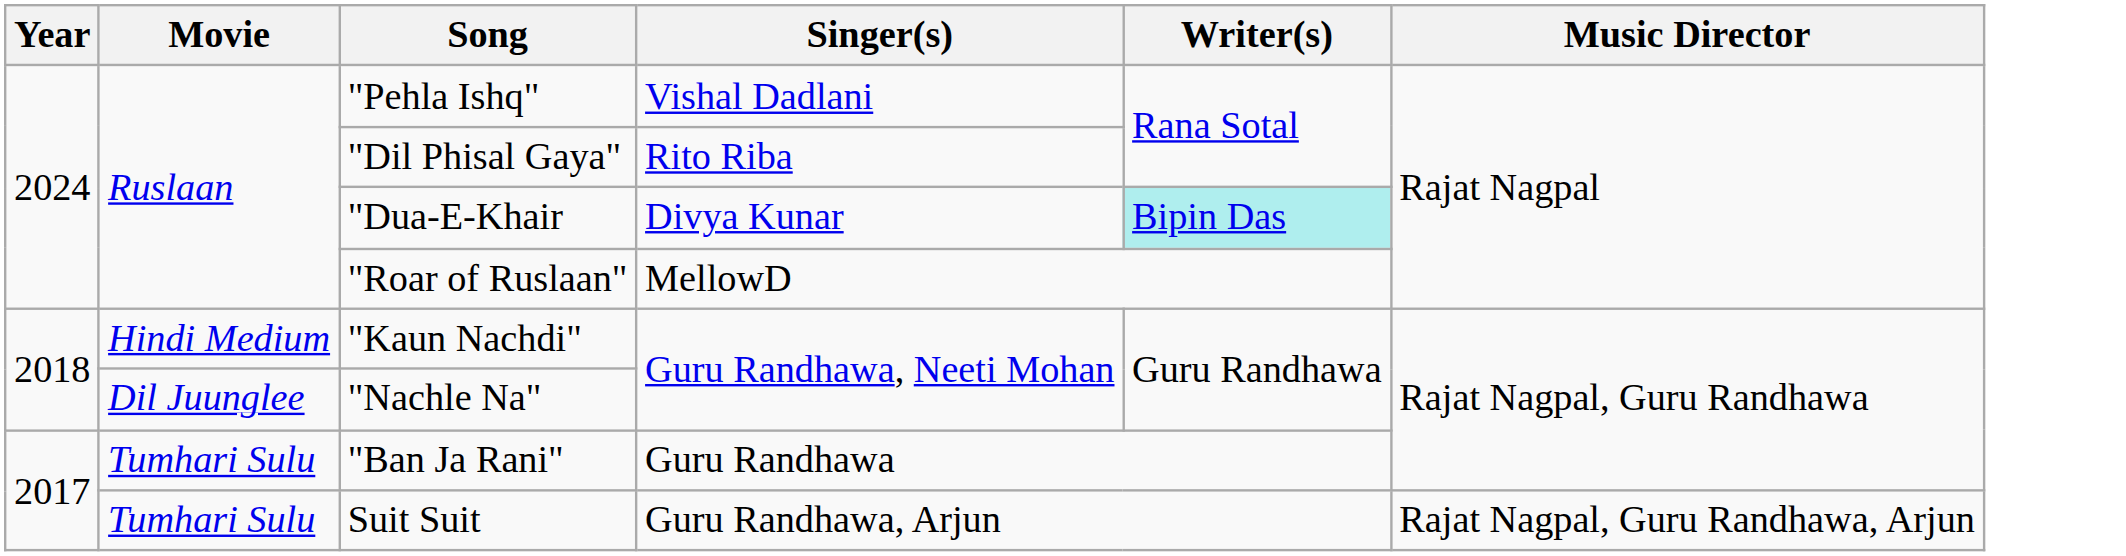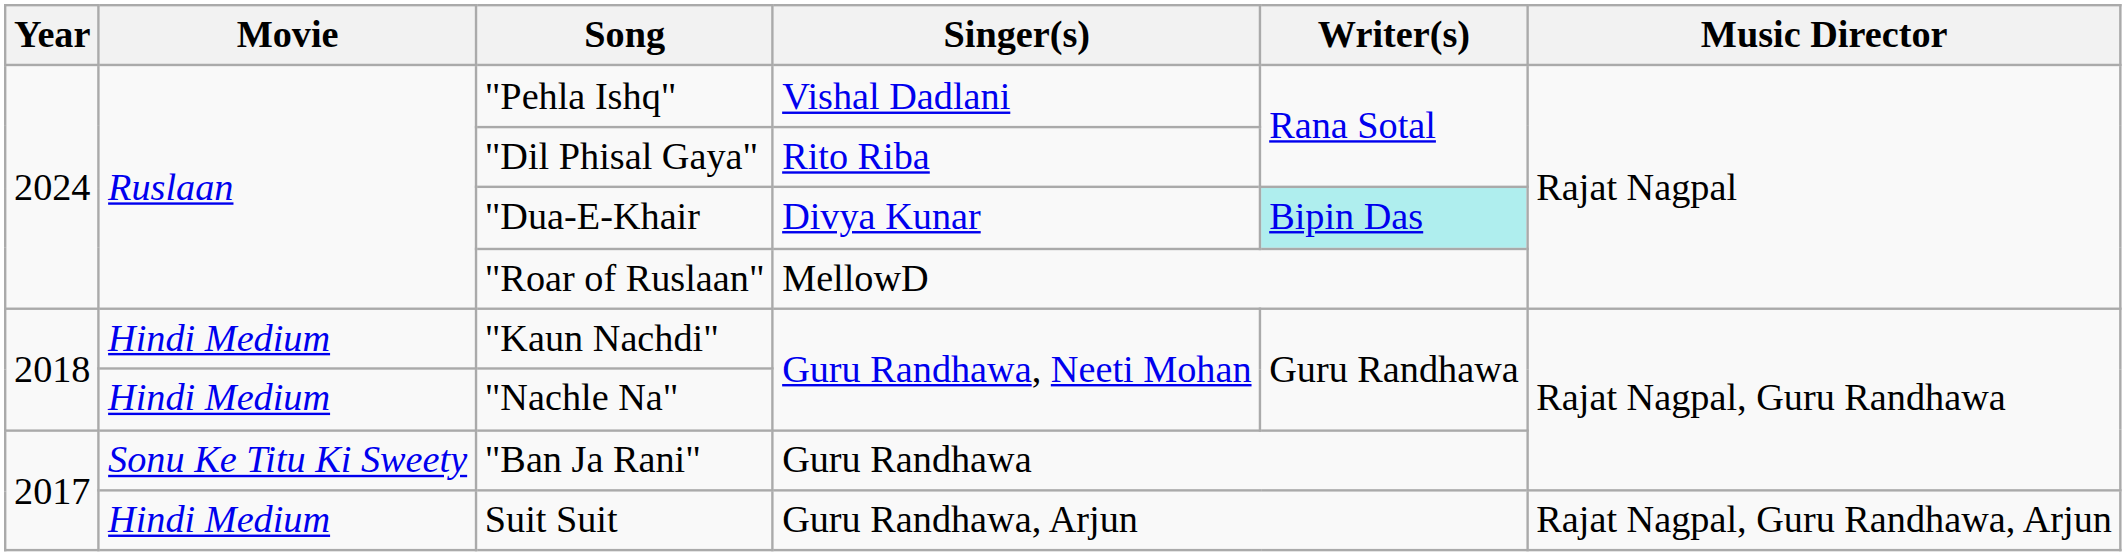(206, 398) Dil Juunglee -> (219, 398) Hindi Medium
(212, 459) Tumhari Sulu -> (288, 459) Sonu Ke Titu Ki Sweety
(212, 519) Tumhari Sulu -> (219, 519) Hindi Medium
